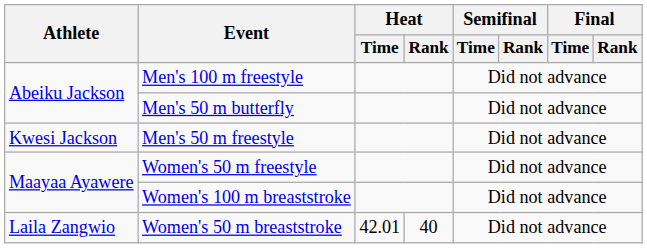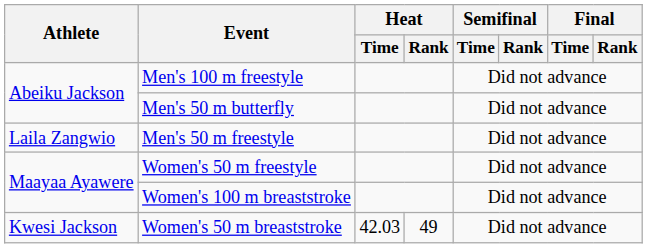(63, 137) Kwesi Jackson -> (62, 137) Laila Zangwio
(62, 227) Laila Zangwio -> (63, 227) Kwesi Jackson
(380, 227) 42.01 -> (380, 227) 42.03
(429, 227) 40 -> (429, 227) 49
